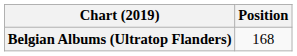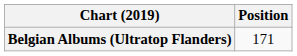(263, 39) 168 -> (263, 39) 171
